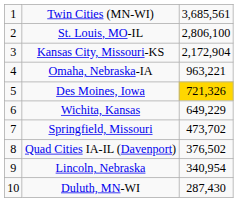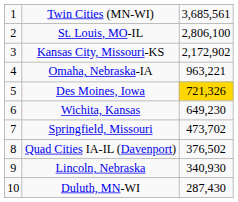(206, 52) 2,172,904 -> (206, 52) 2,172,902
(206, 110) 649,229 -> (206, 110) 649,230
(206, 168) 340,954 -> (206, 168) 340,930
